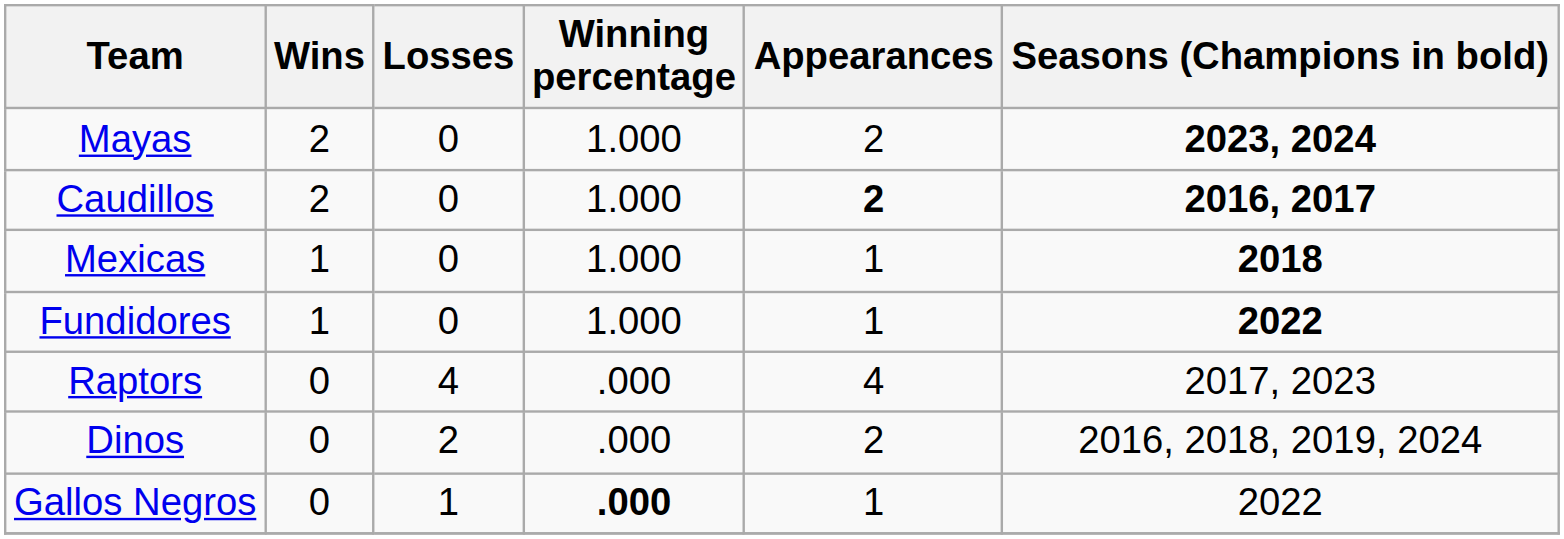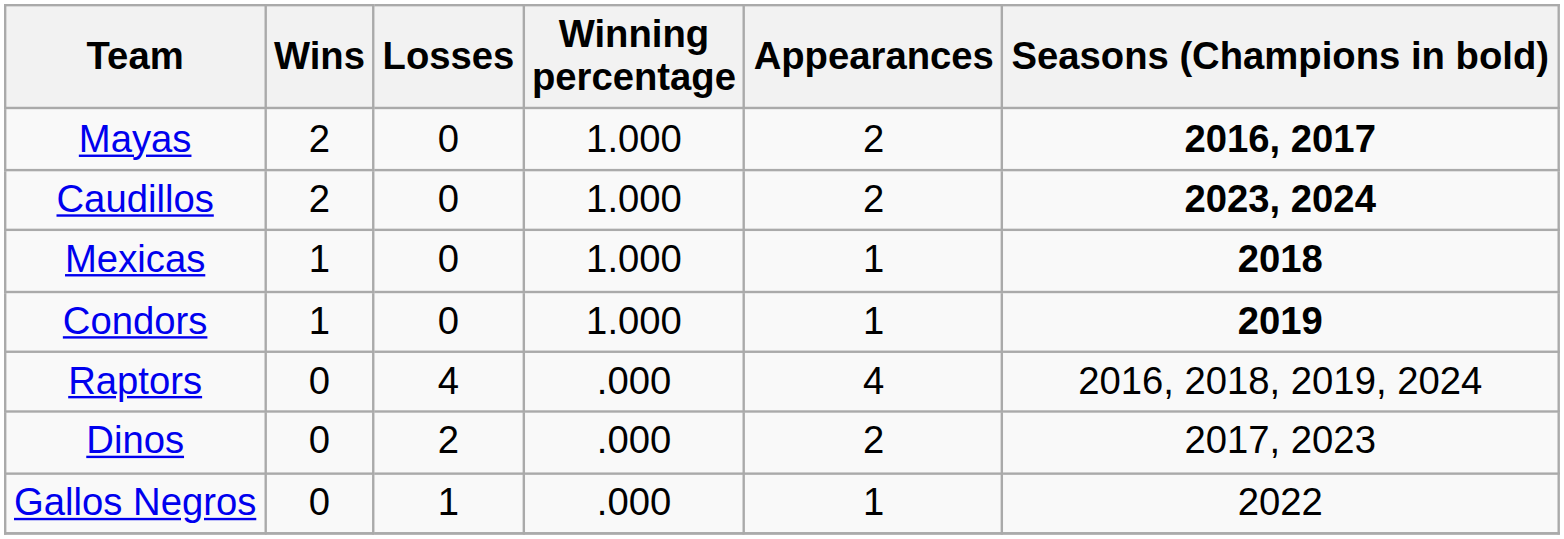(1280, 138) 2023, 2024 -> (1280, 138) 2016, 2017
(874, 199) bold -> (874, 199) normal
(1280, 199) 2016, 2017 -> (1280, 199) 2023, 2024
+ row: (135, 320)
- row: (135, 320)
(1280, 381) 2017, 2023 -> (1280, 381) 2016, 2018, 2019, 2024
(1280, 441) 2016, 2018, 2019, 2024 -> (1280, 441) 2017, 2023
(634, 502) bold -> (634, 502) normal
